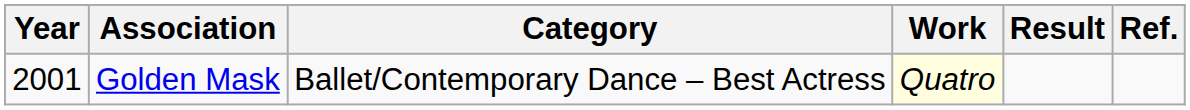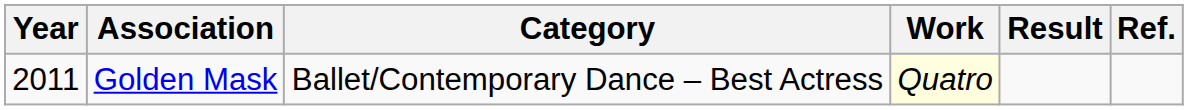(47, 78) 2001 -> (46, 78) 2011
